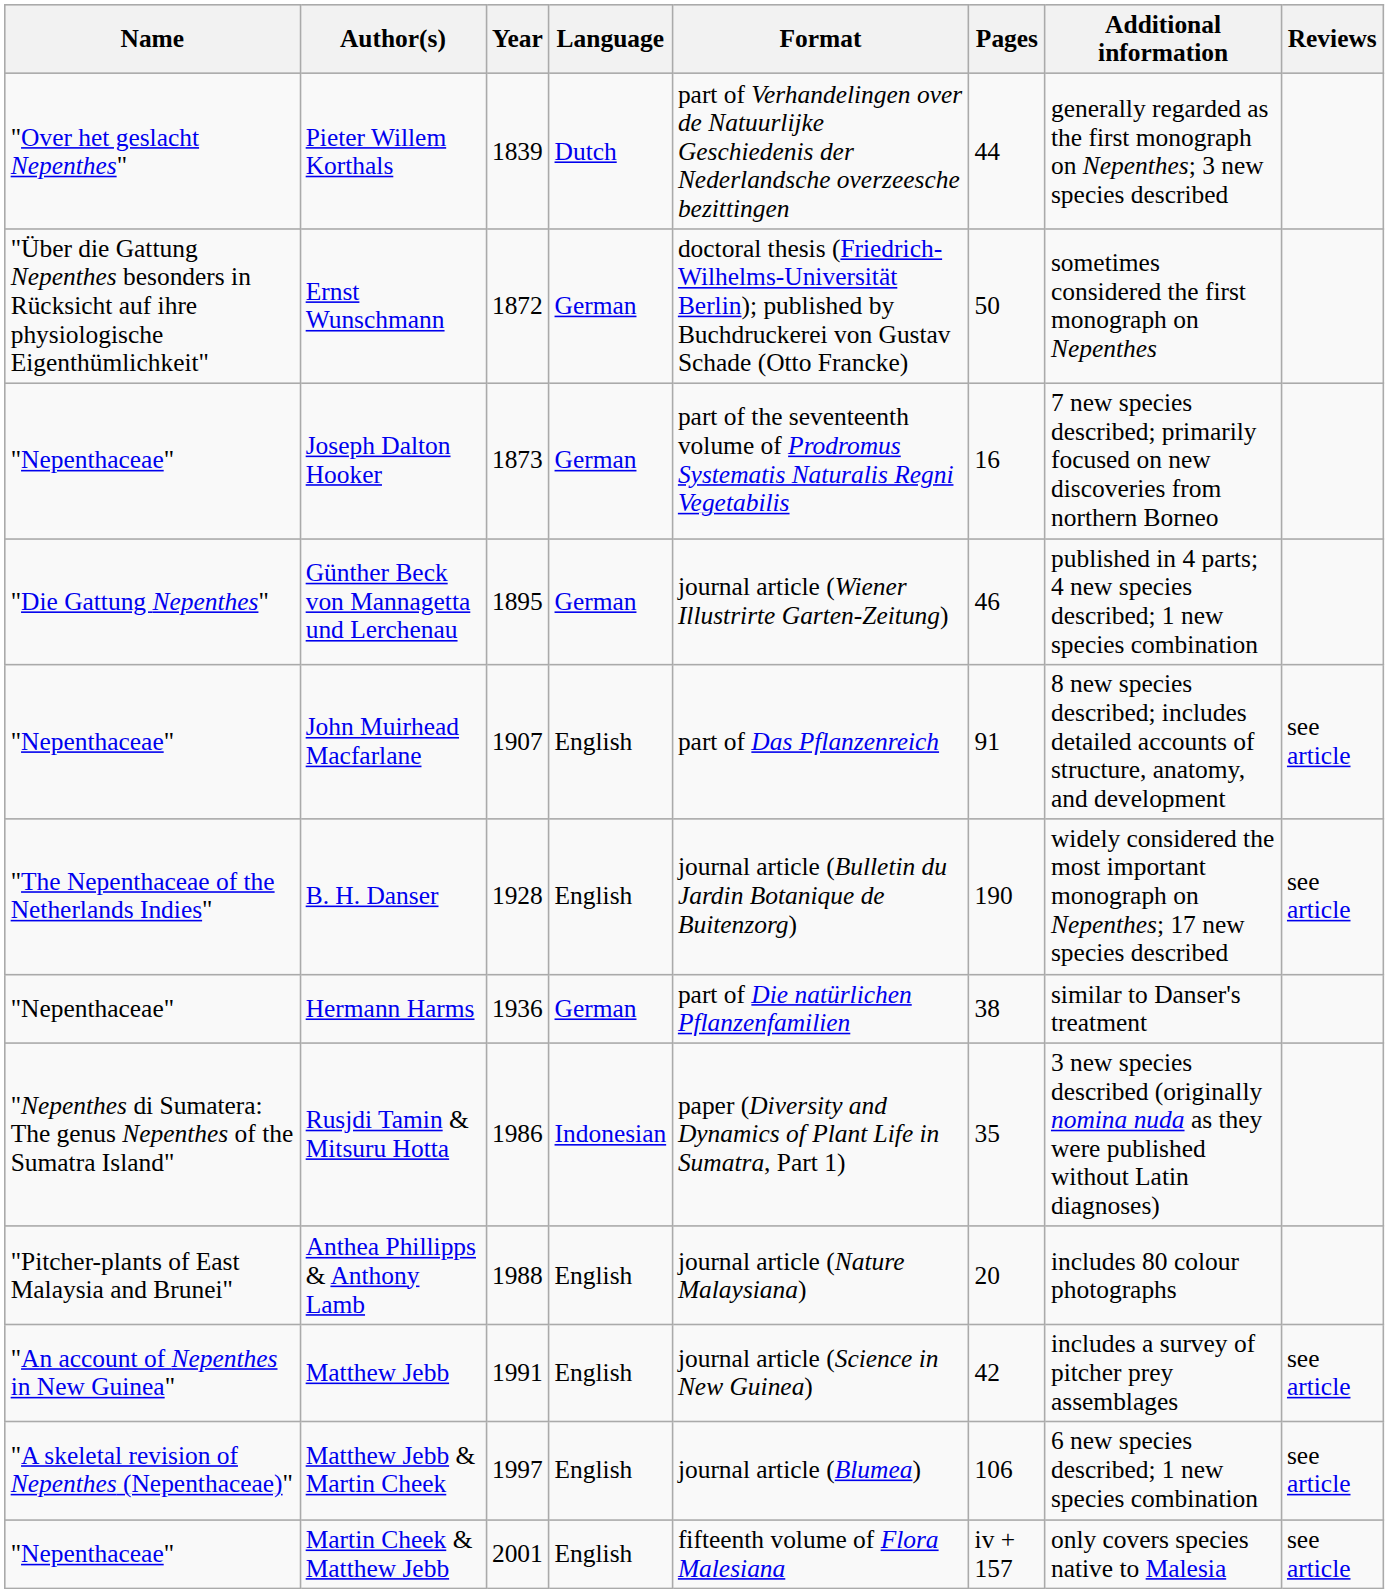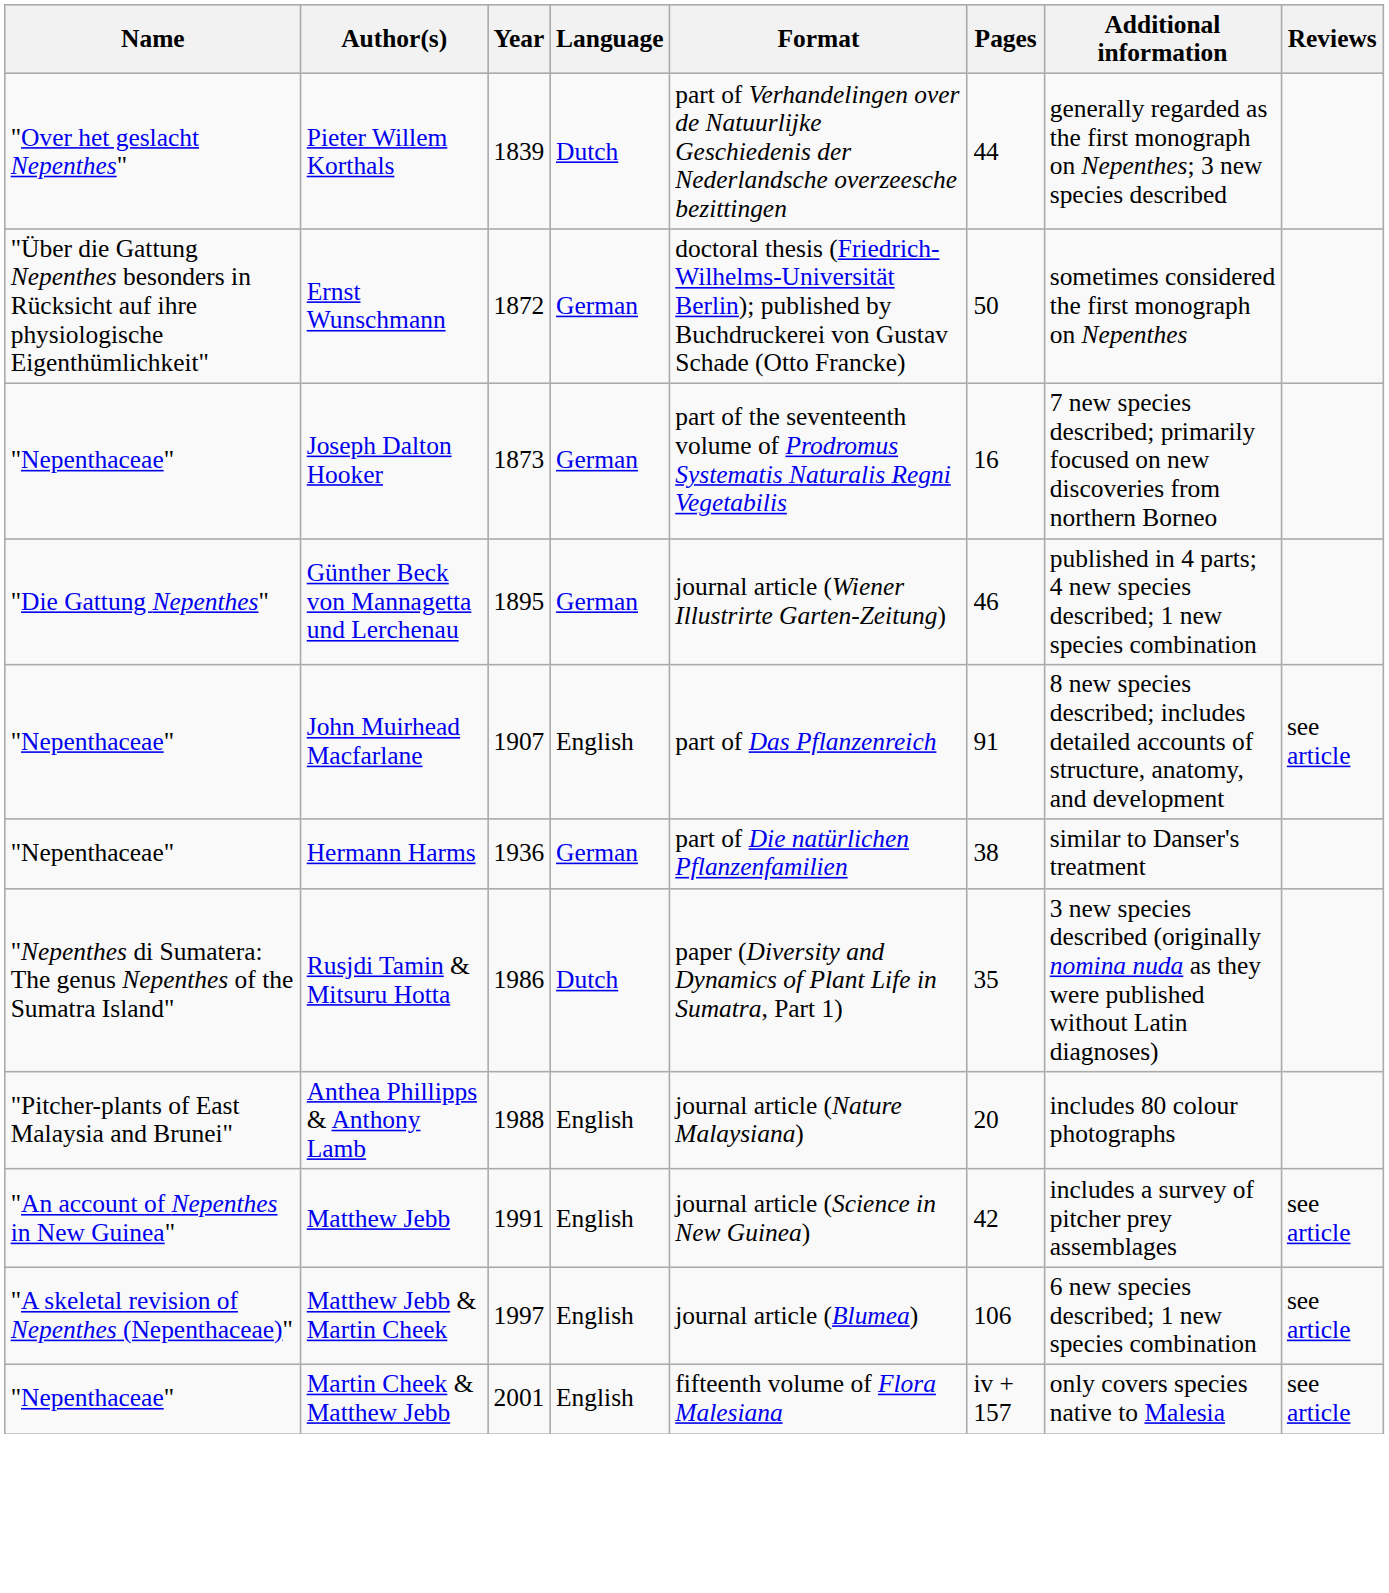- row: (372, 896)
(610, 1134) Indonesian -> (587, 979) Dutch
